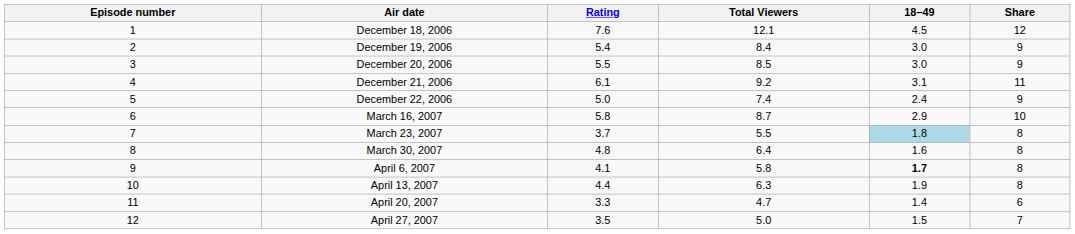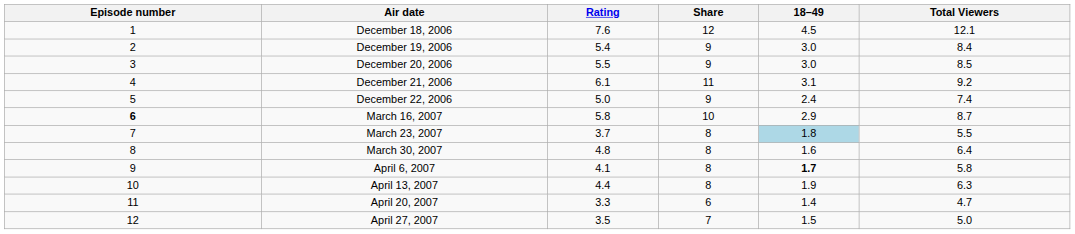columns swapped: (1020, 13) <-> (764, 13)
(133, 116) normal -> (133, 116) bold
